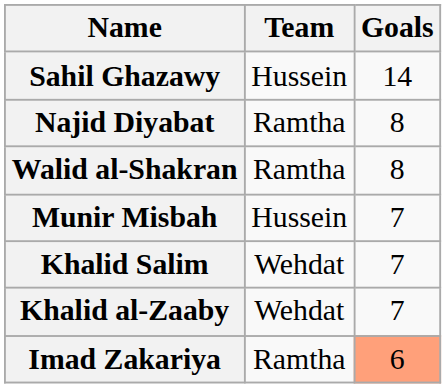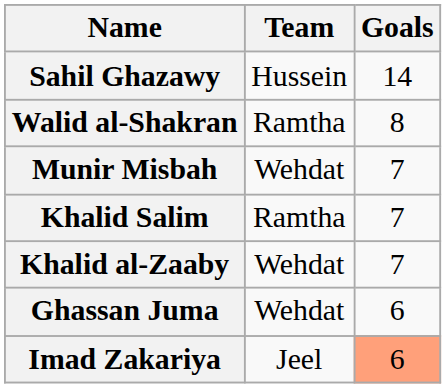- row: (125, 122)
(299, 216) Hussein -> (299, 169) Wehdat
(299, 264) Wehdat -> (299, 216) Ramtha
+ row: (125, 311)
(299, 358) Ramtha -> (299, 358) Jeel
